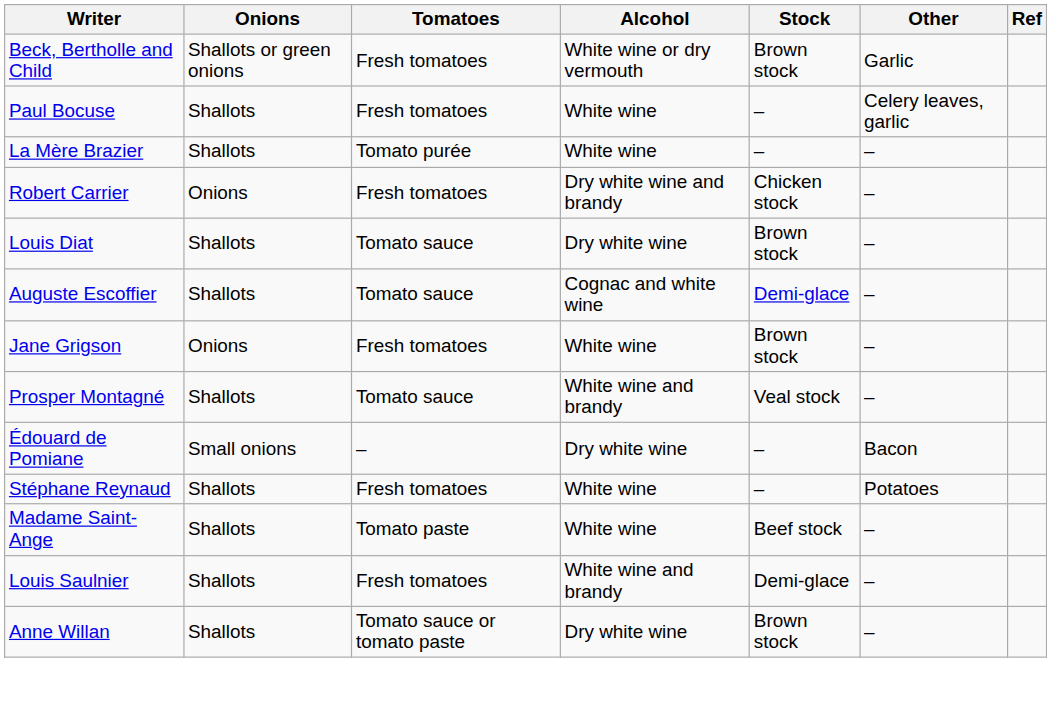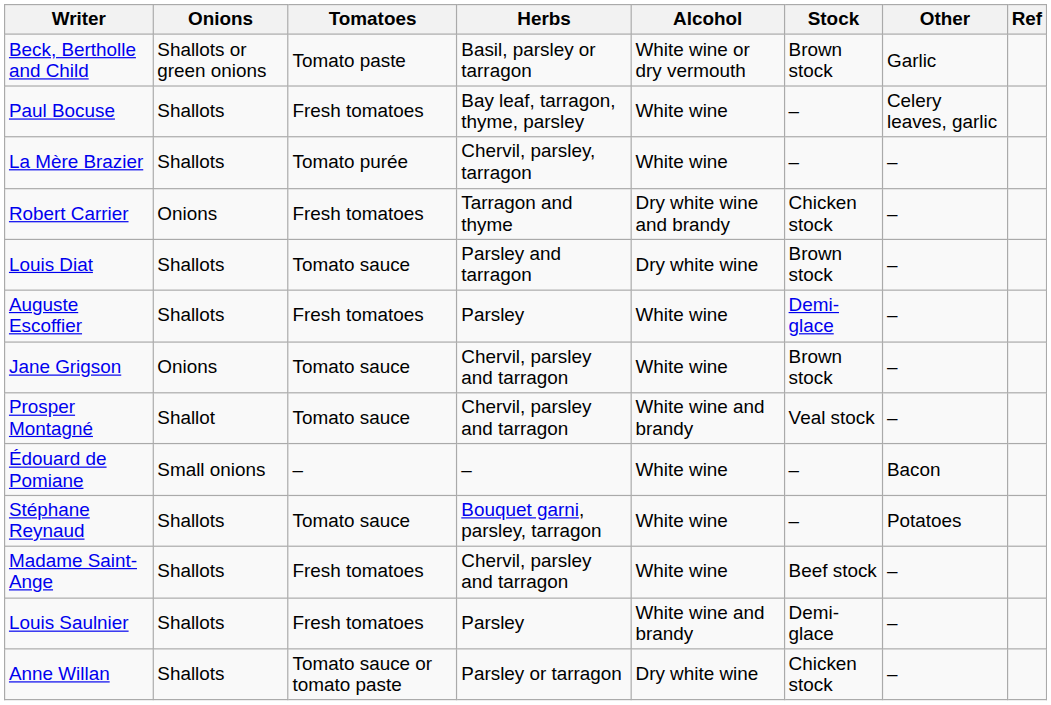+ column: (544, 19)
(421, 60) Fresh tomatoes -> (349, 60) Tomato paste
(415, 294) Tomato sauce -> (358, 315) Fresh tomatoes
(640, 294) Cognac and white wine -> (682, 315) White wine
(421, 345) Fresh tomatoes -> (351, 367) Tomato sauce
(222, 397) Shallots -> (186, 418) Shallot
(626, 448) Dry white wine -> (682, 469) White wine
(421, 488) Fresh tomatoes -> (351, 520) Tomato sauce
(413, 529) Tomato paste -> (358, 571) Fresh tomatoes
(781, 631) Brown stock -> (823, 674) Chicken stock
